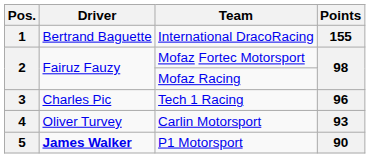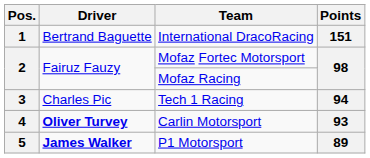(341, 36) 155 -> (341, 36) 151
(341, 100) 96 -> (341, 100) 94
(82, 121) normal -> (85, 121) bold
(341, 142) 90 -> (341, 142) 89
